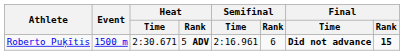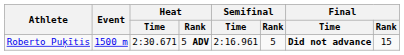(273, 42) 6 -> (273, 42) 5
(386, 42) bold -> (386, 42) normal
